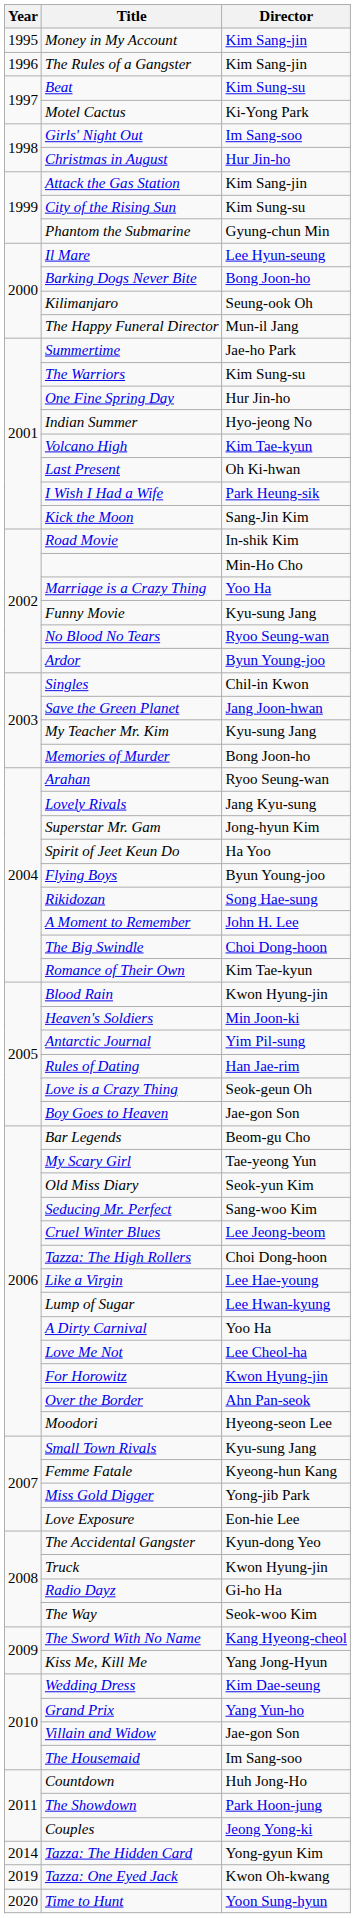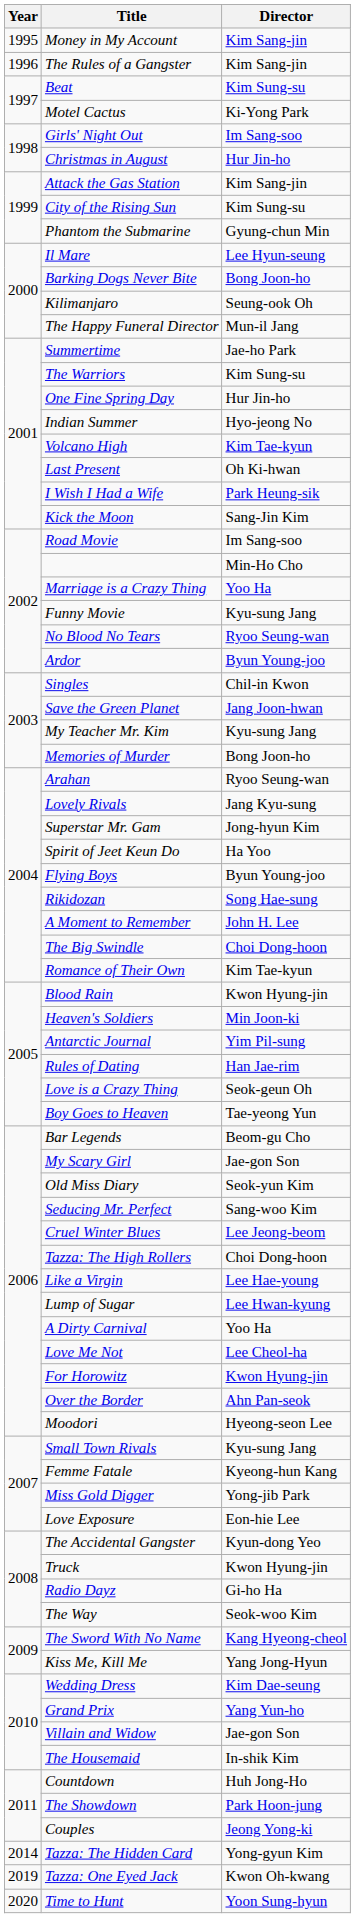(262, 541) In-shik Kim -> (264, 541) Im Sang-soo
(262, 1113) Jae-gon Son -> (271, 1113) Tae-yeong Yun
(271, 1161) Tae-yeong Yun -> (262, 1161) Jae-gon Son
(264, 1757) Im Sang-soo -> (262, 1757) In-shik Kim
